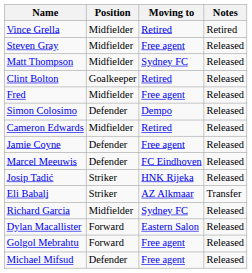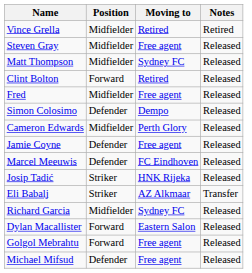(113, 78) Goalkeeper -> (106, 78) Forward
(157, 128) Retired -> (162, 128) Perth Glory
